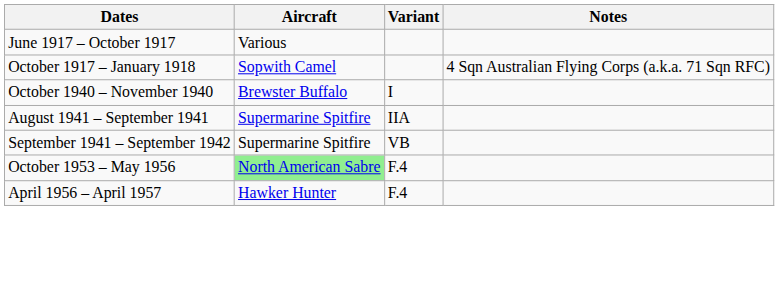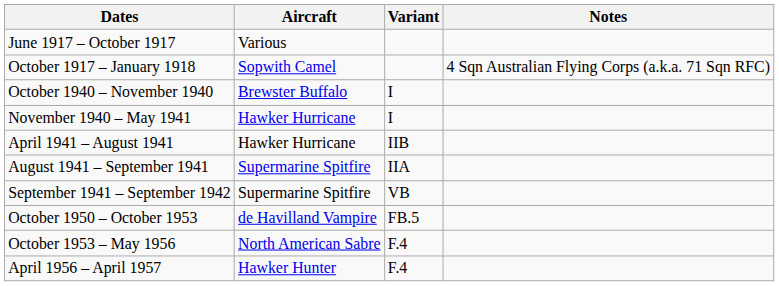+ row: (100, 117)
+ row: (91, 142)
+ row: (103, 218)
(309, 167) lightgreen background -> (309, 243) no background
